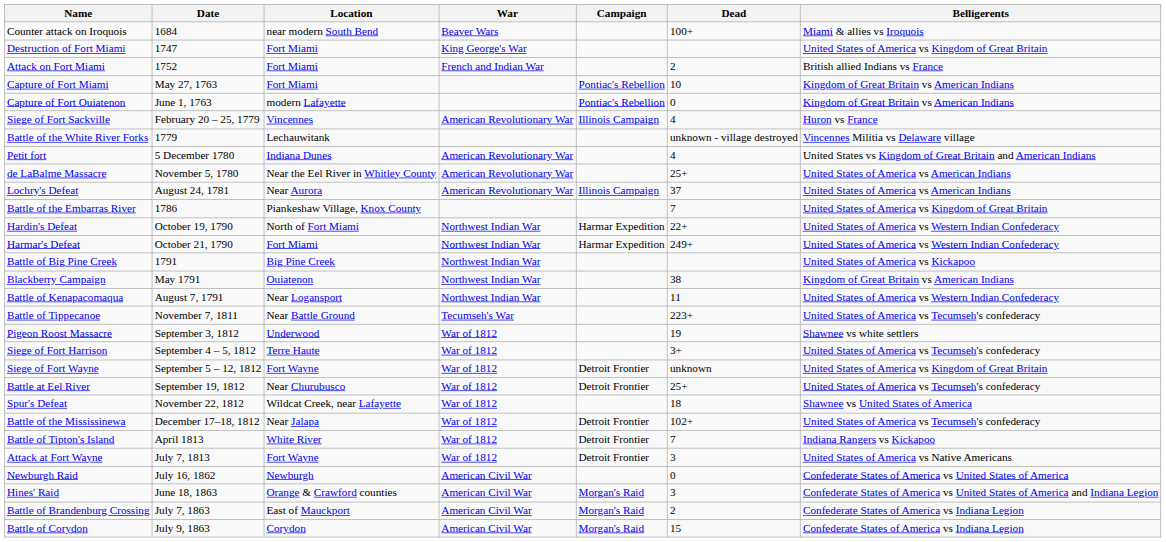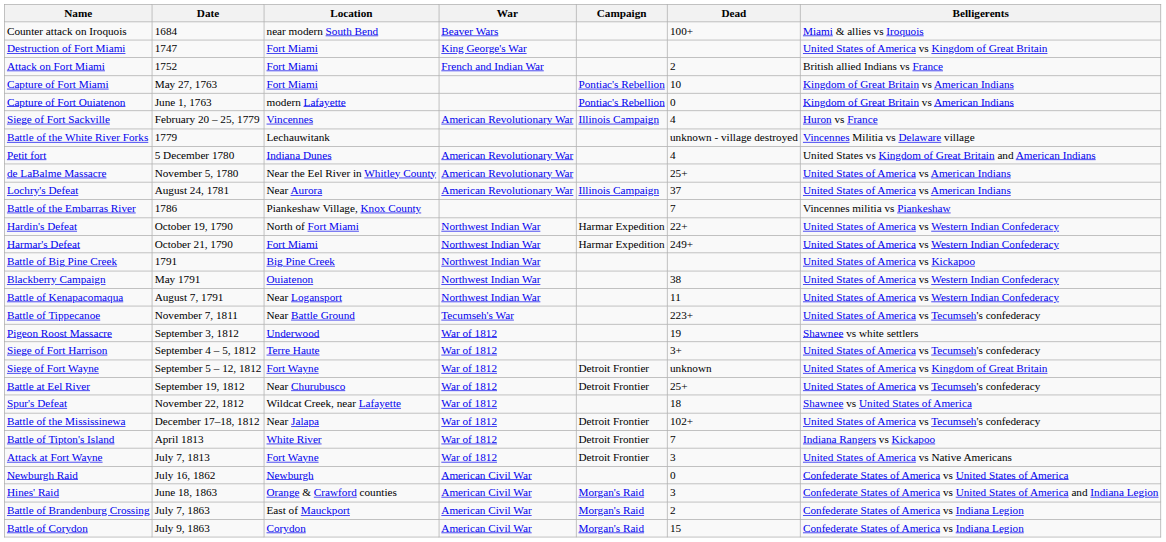(925, 208) United States of America vs Kingdom of Great Britain -> (877, 208) Vincennes militia vs Piankeshaw
(908, 279) Kingdom of Great Britain vs American Indians -> (931, 279) United States of America vs Western Indian Confederacy
